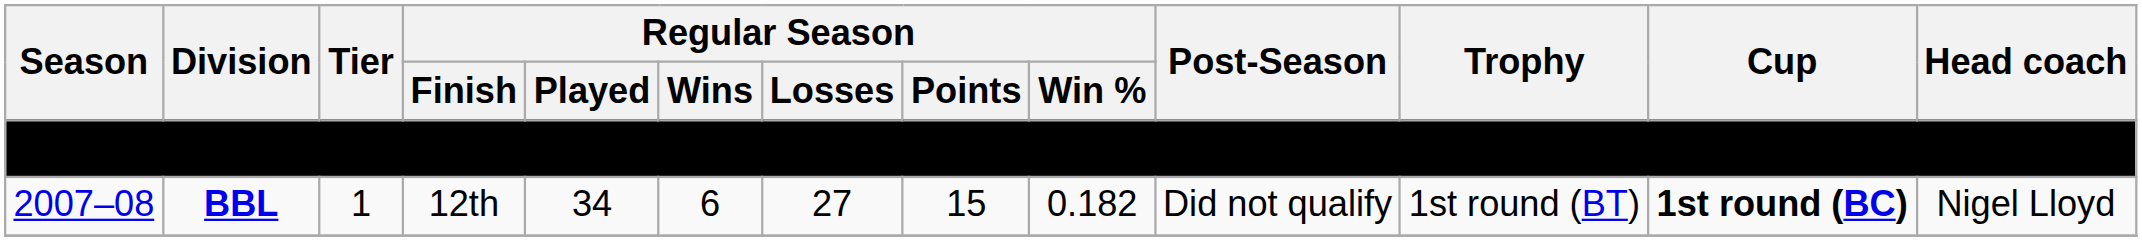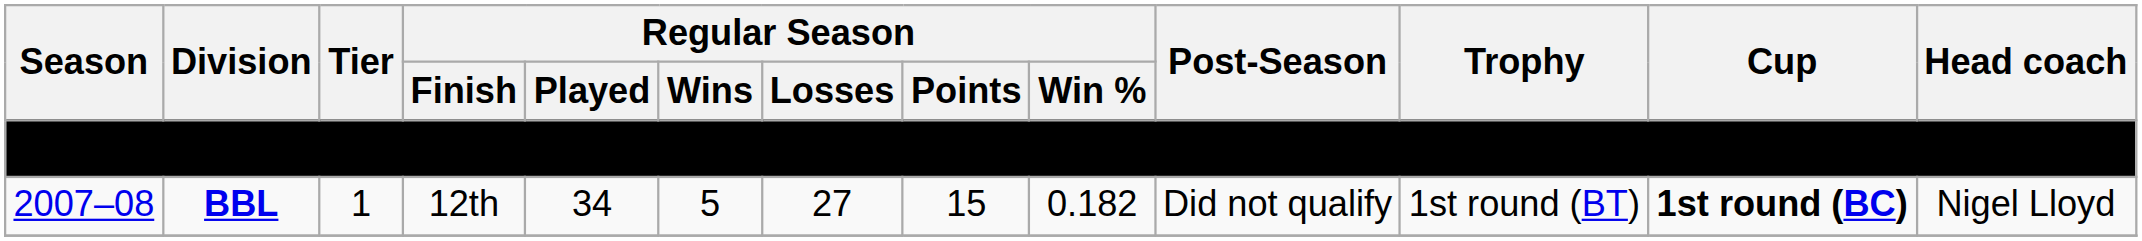(710, 205) 6 -> (710, 205) 5
